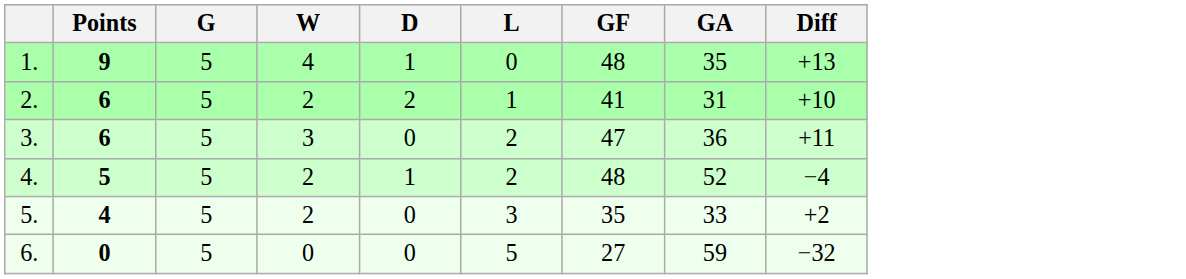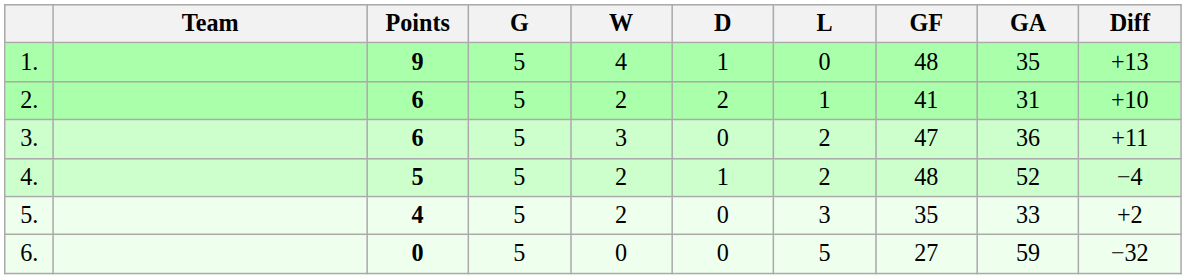+ column: (210, 23)
